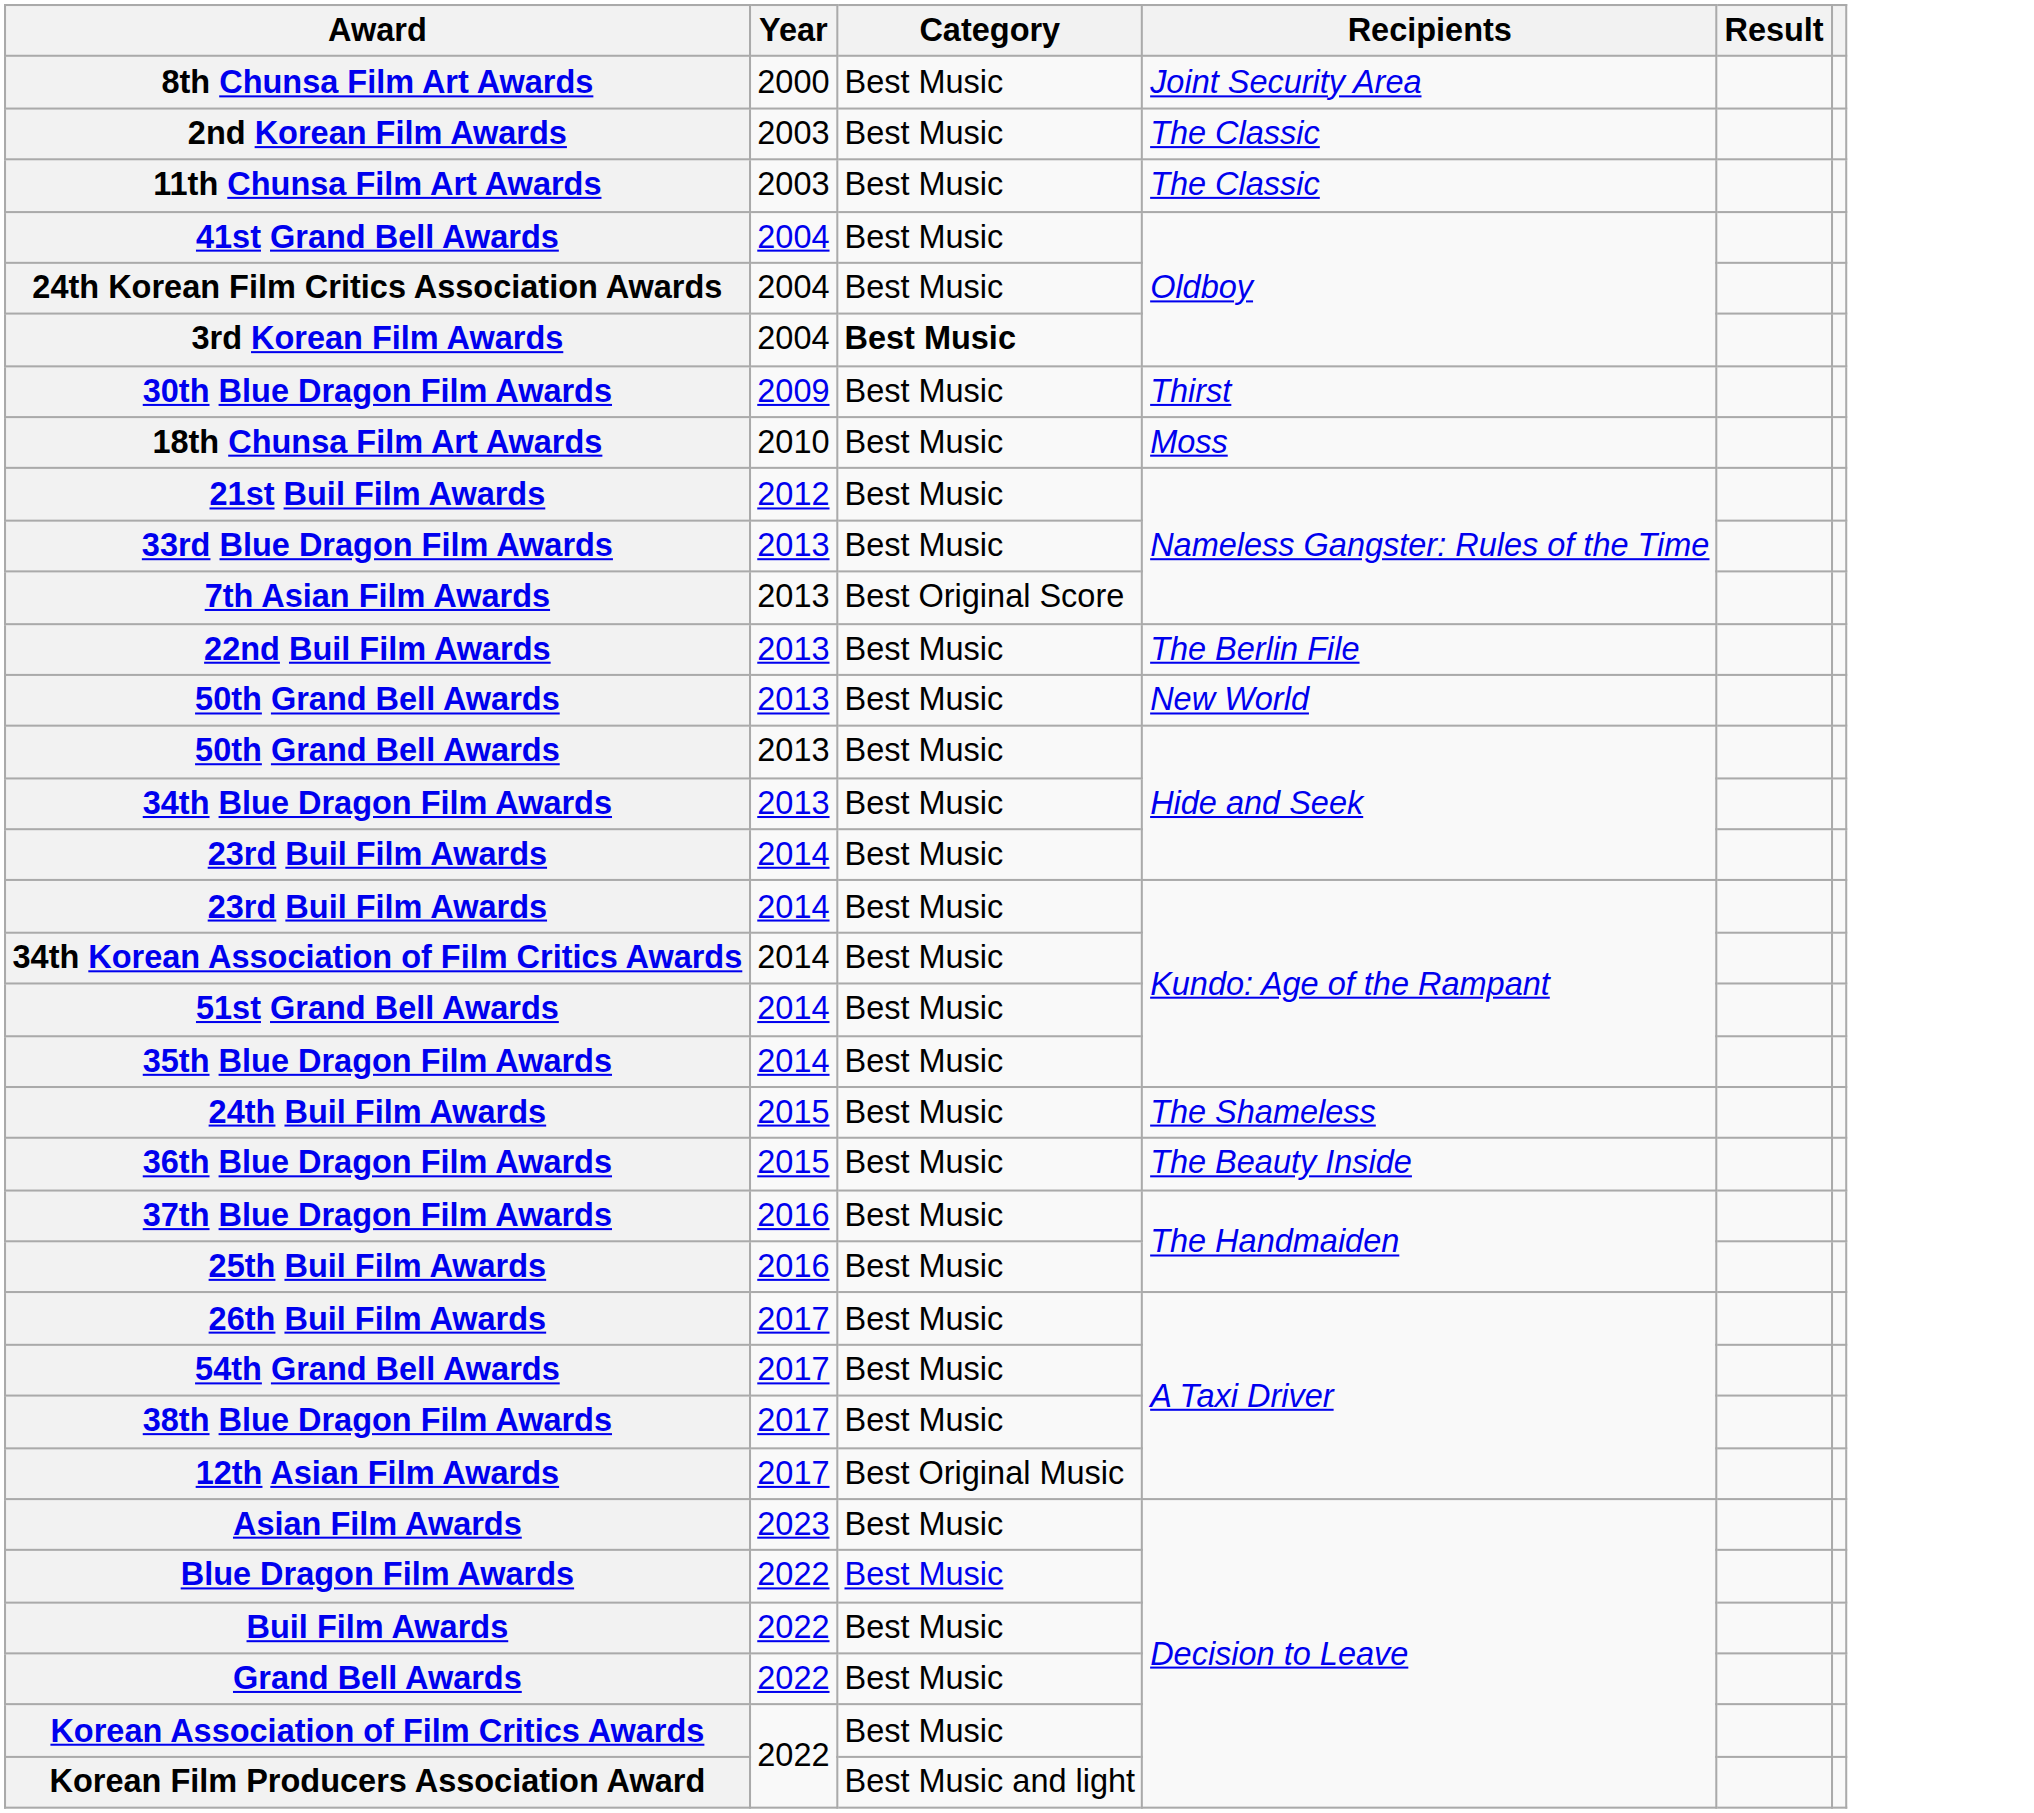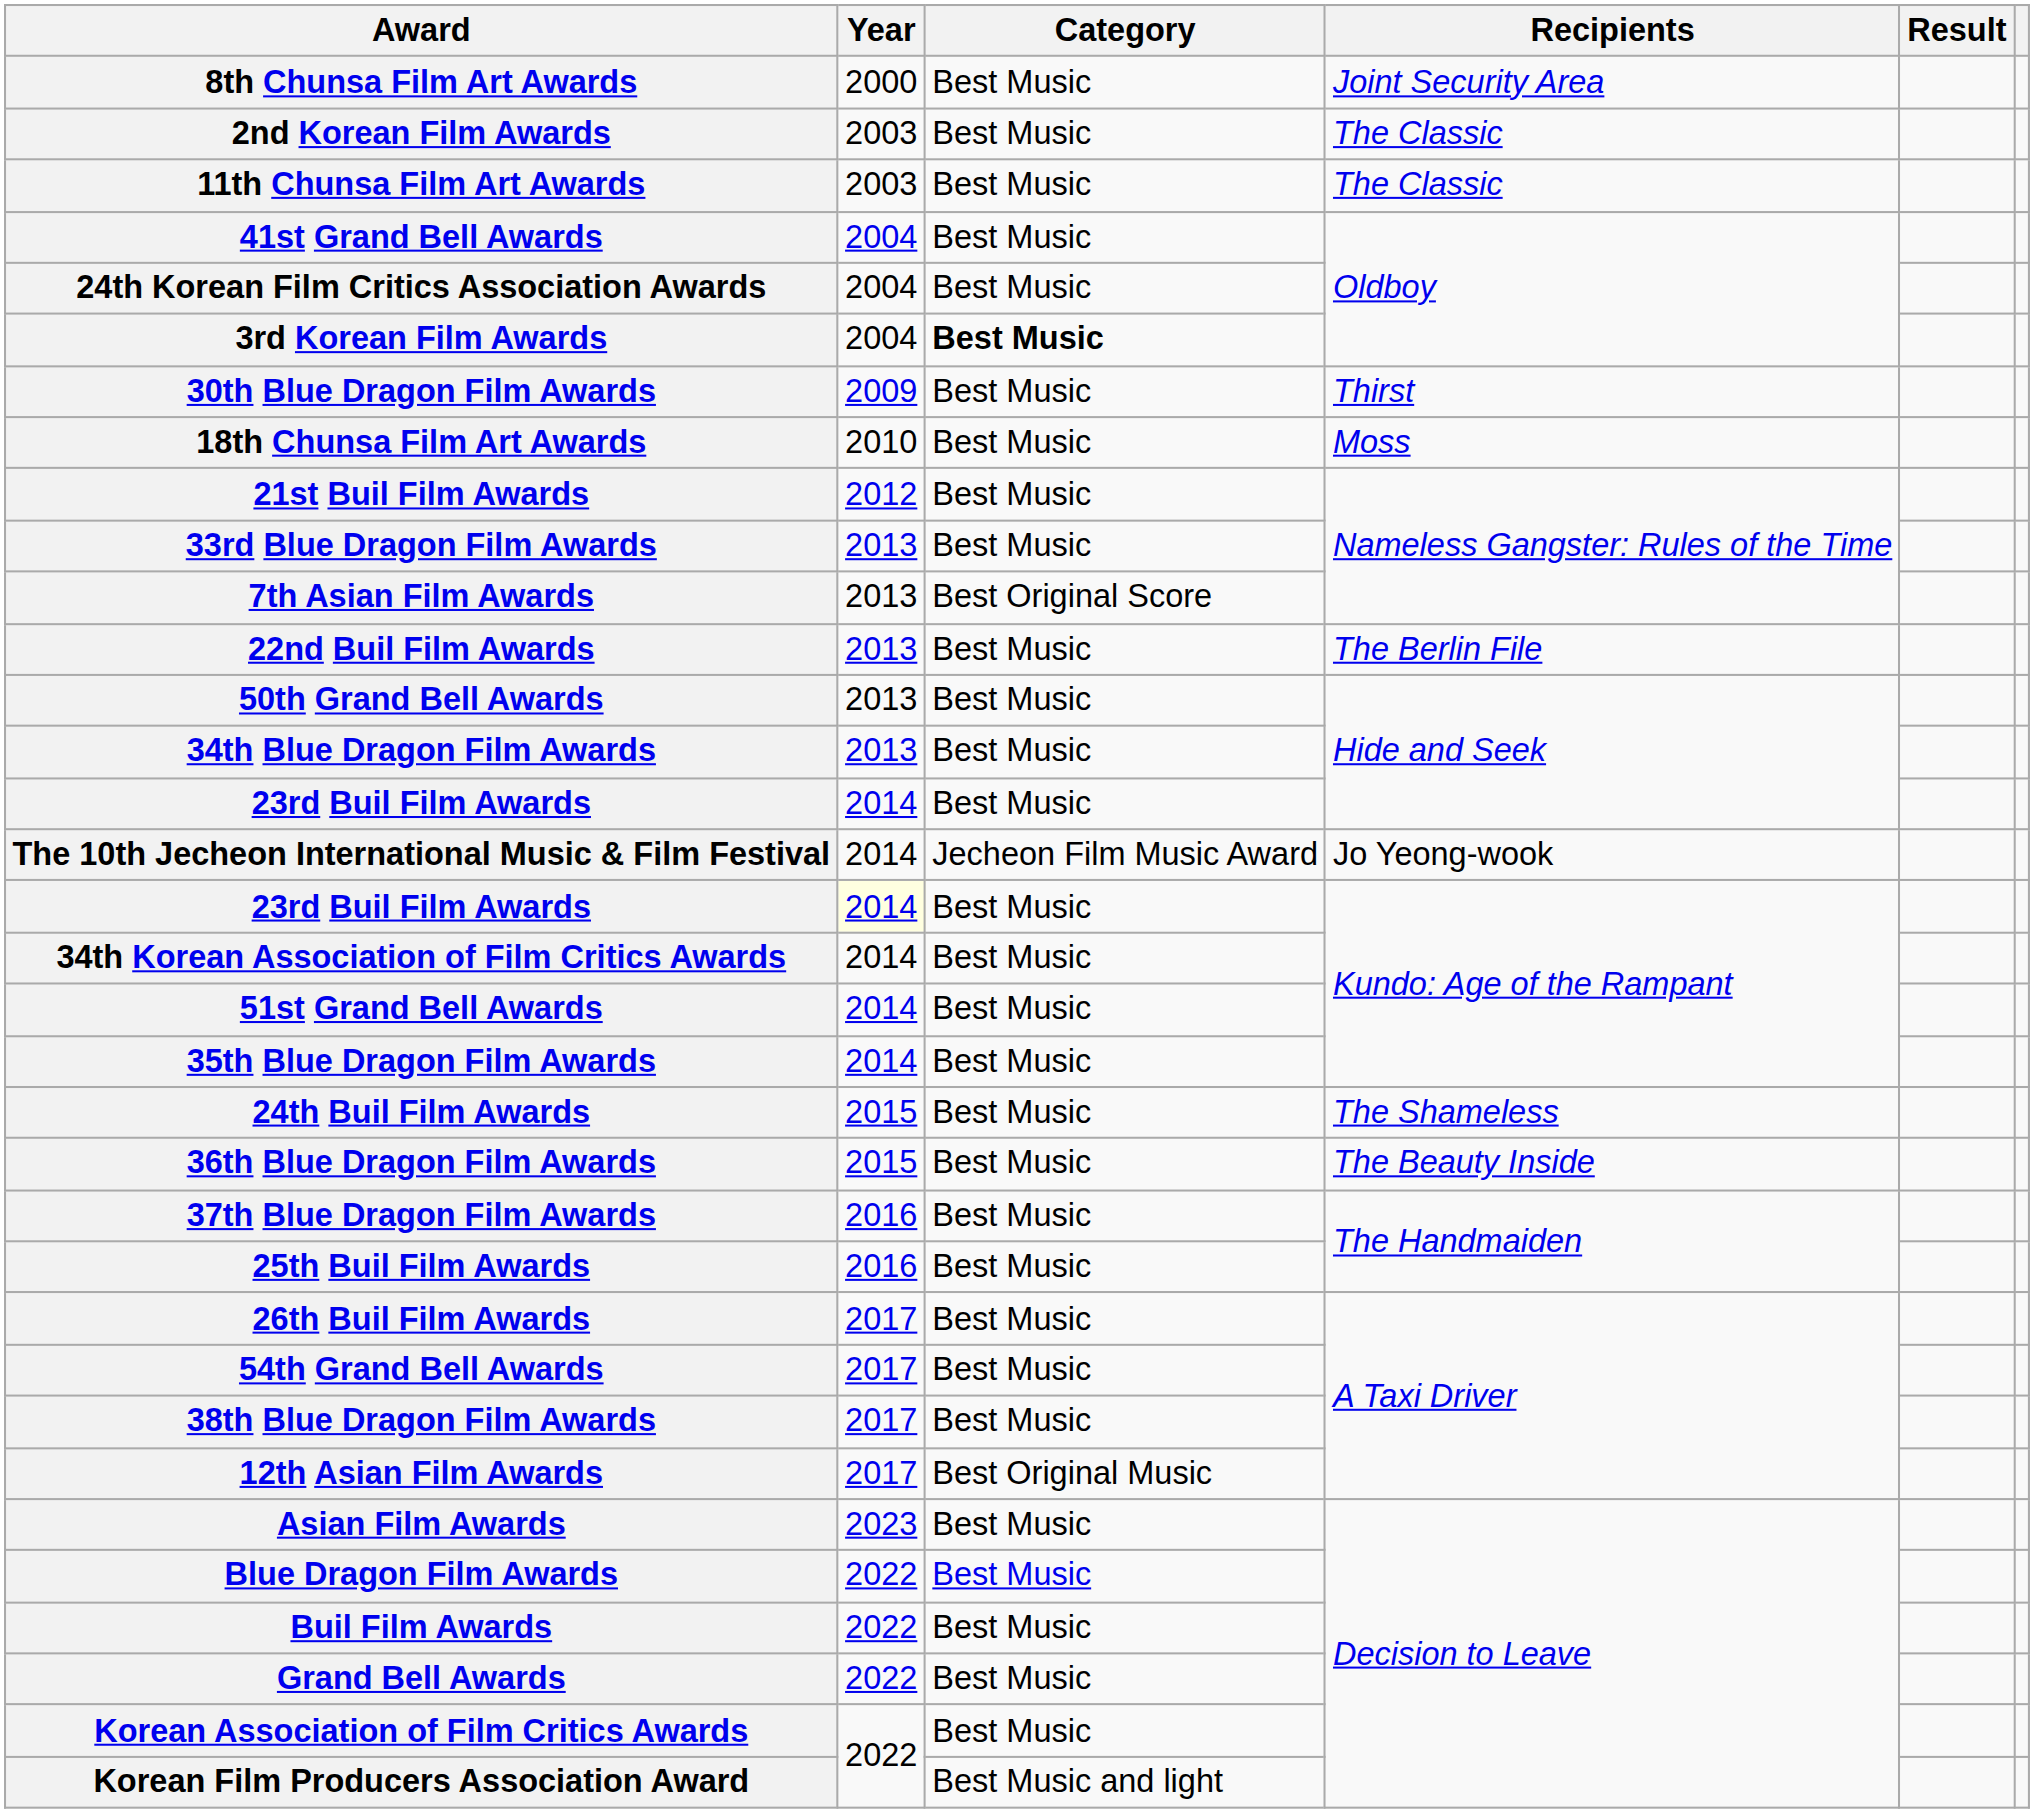- row: (377, 699)
+ row: (421, 854)
(793, 905) no background -> (881, 905) lightyellow background
